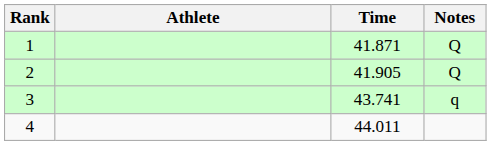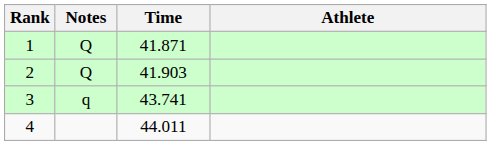columns swapped: (193, 18) <-> (455, 18)
(377, 72) 41.905 -> (163, 72) 41.903
